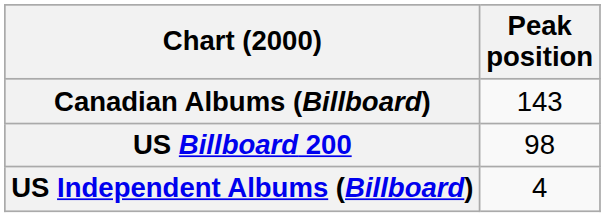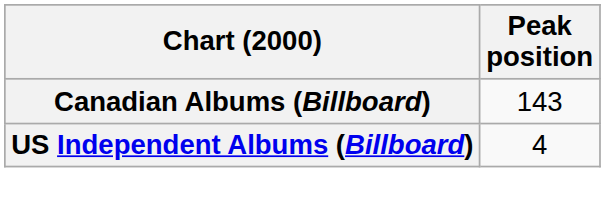- row: (242, 144)
